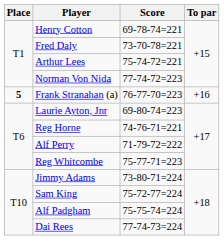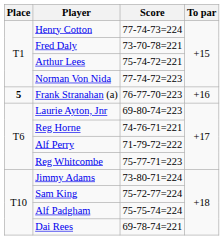(152, 29) 69-78-74=221 -> (152, 29) 77-74-73=224
(152, 227) 77-74-73=224 -> (152, 227) 69-78-74=221
